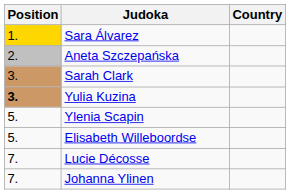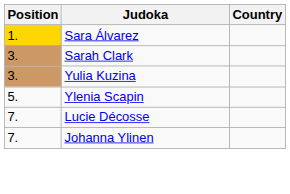- row: (122, 55)
(13, 96) bold -> (13, 76) normal
- row: (130, 138)
